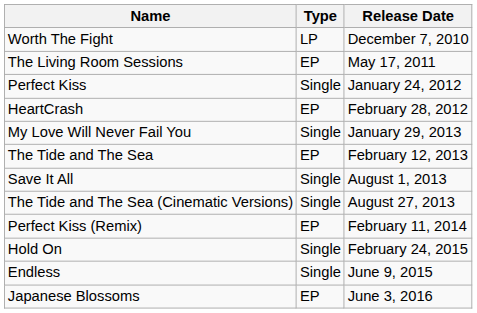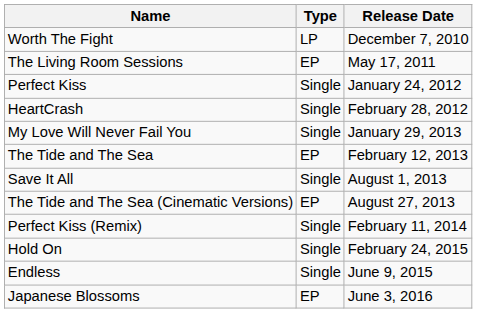(310, 109) EP -> (320, 109) Single
(320, 202) Single -> (310, 202) EP
(310, 226) EP -> (320, 226) Single
